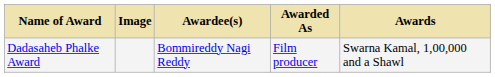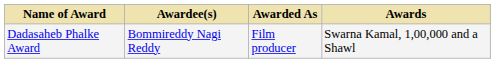- column: (135, 21)
